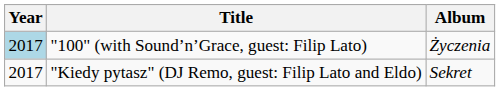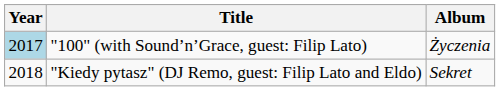(26, 72) 2017 -> (26, 72) 2018
